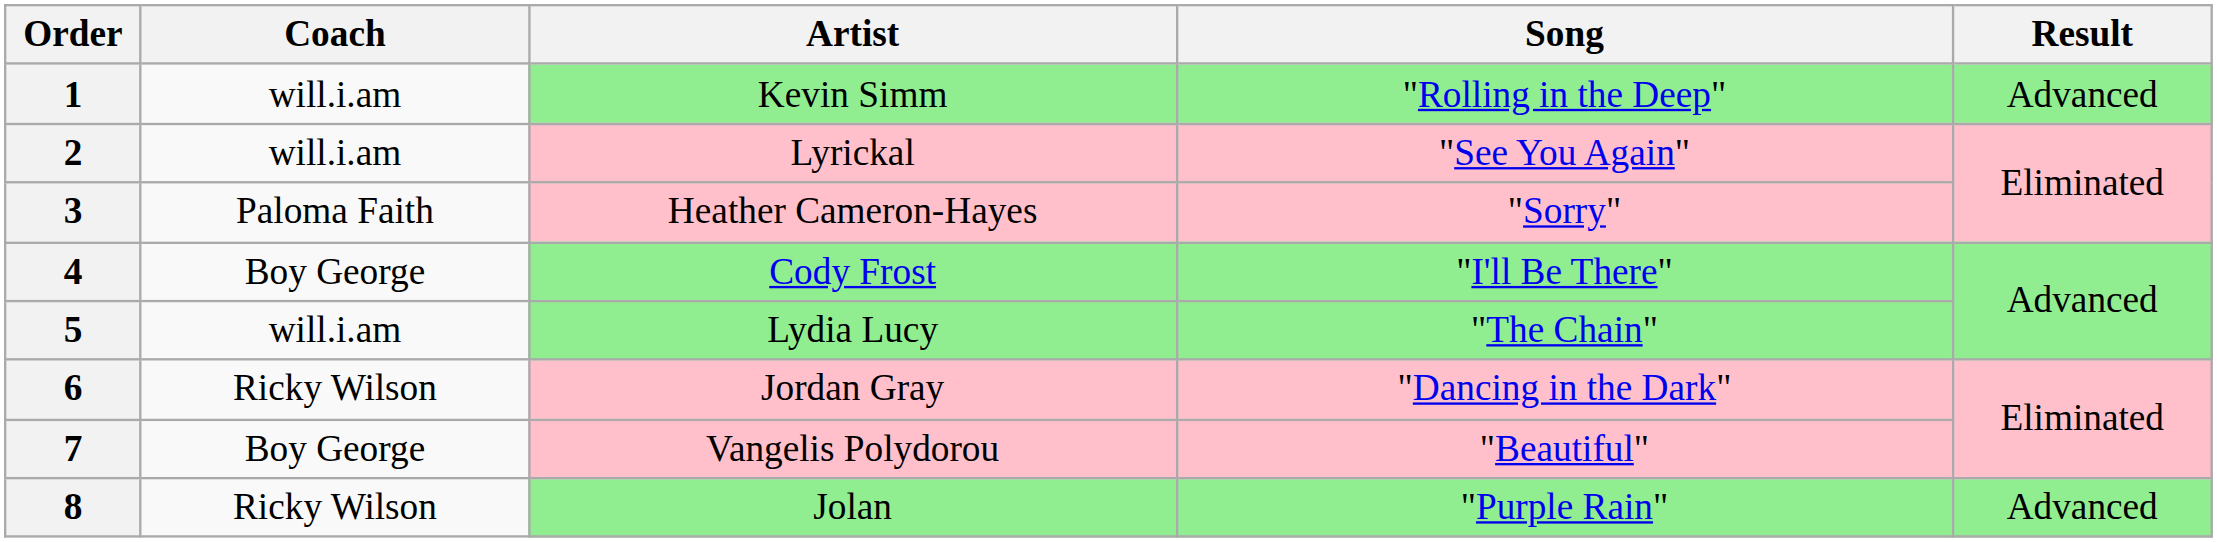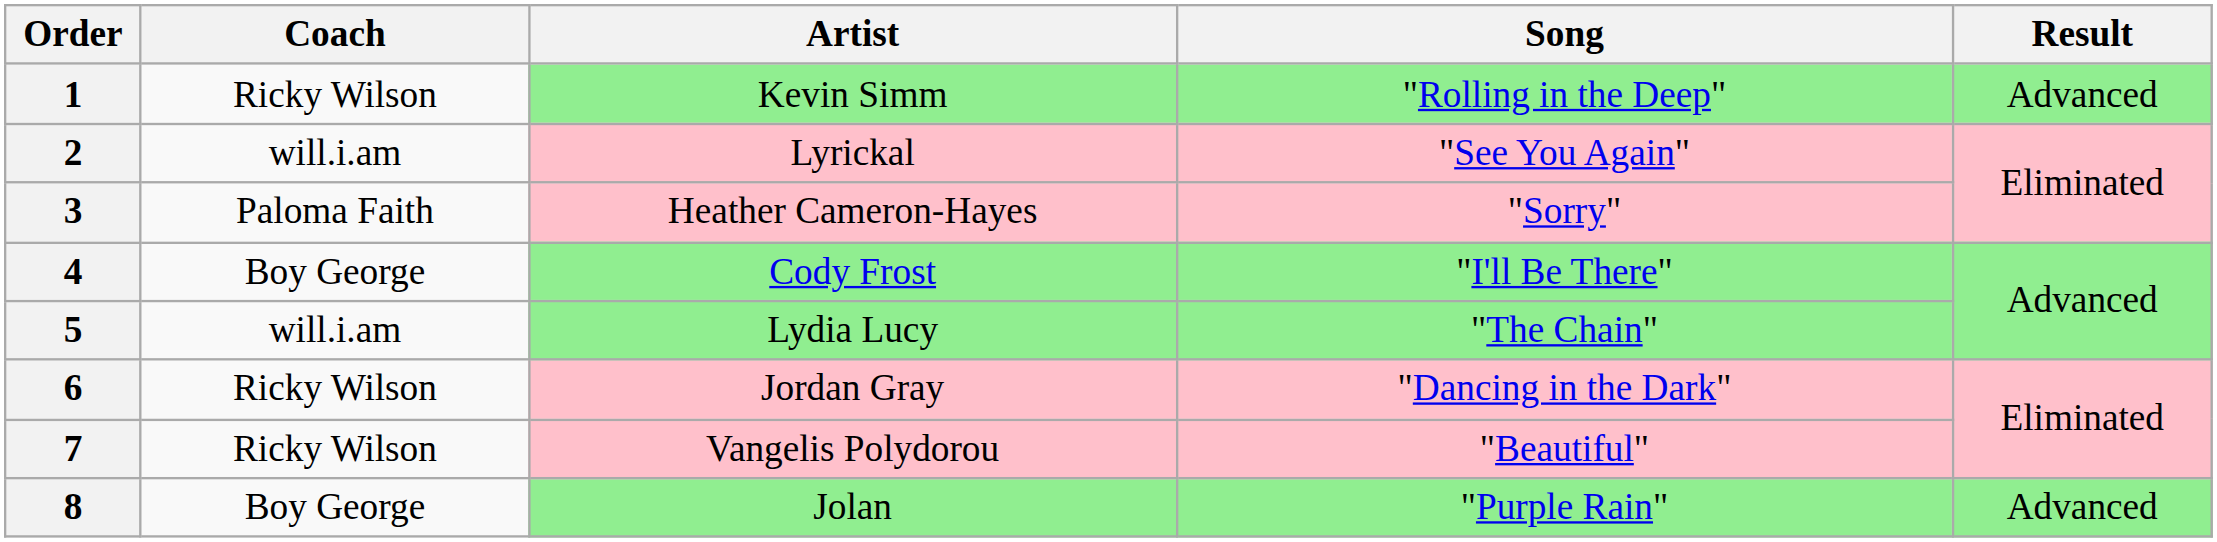(335, 93) will.i.am -> (335, 93) Ricky Wilson
(335, 447) Boy George -> (335, 447) Ricky Wilson
(335, 507) Ricky Wilson -> (335, 507) Boy George
